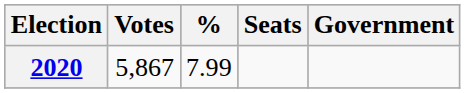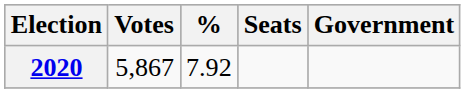(209, 66) 7.99 -> (209, 66) 7.92
